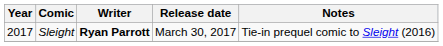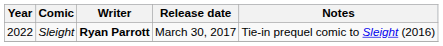(20, 32) 2017 -> (20, 32) 2022
